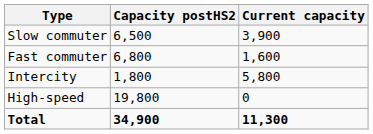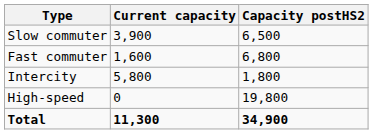columns swapped: (303, 15) <-> (175, 15)
